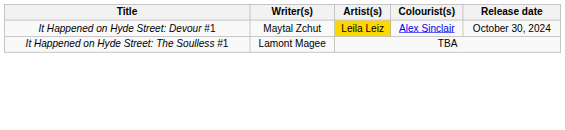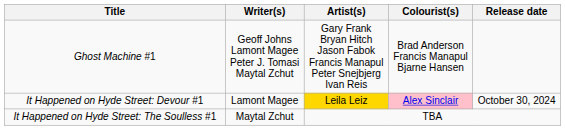+ row: (115, 56)
(292, 28) Maytal Zchut -> (265, 101) Lamont Magee
(427, 28) no background -> (431, 101) pink background
(292, 44) Lamont Magee -> (265, 117) Maytal Zchut
